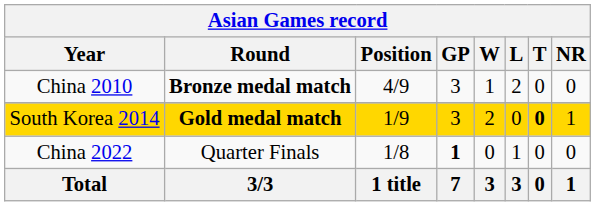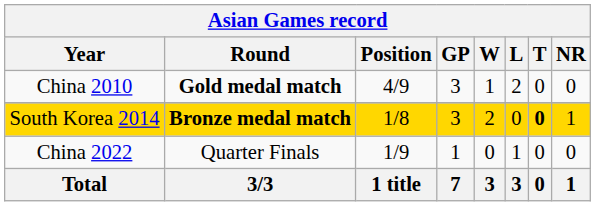(260, 86) Bronze medal match -> (260, 86) Gold medal match
(260, 119) Gold medal match -> (260, 119) Bronze medal match
(396, 119) 1/9 -> (396, 119) 1/8
(396, 151) 1/8 -> (396, 151) 1/9
(455, 151) bold -> (455, 151) normal
